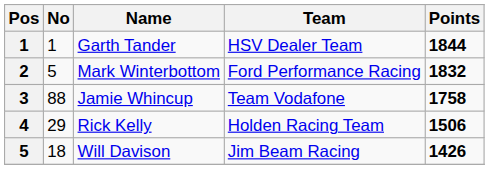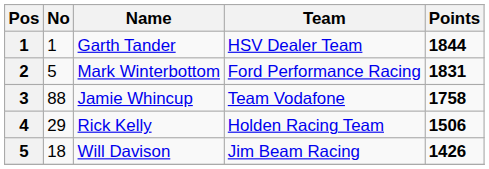(447, 72) 1832 -> (447, 72) 1831
